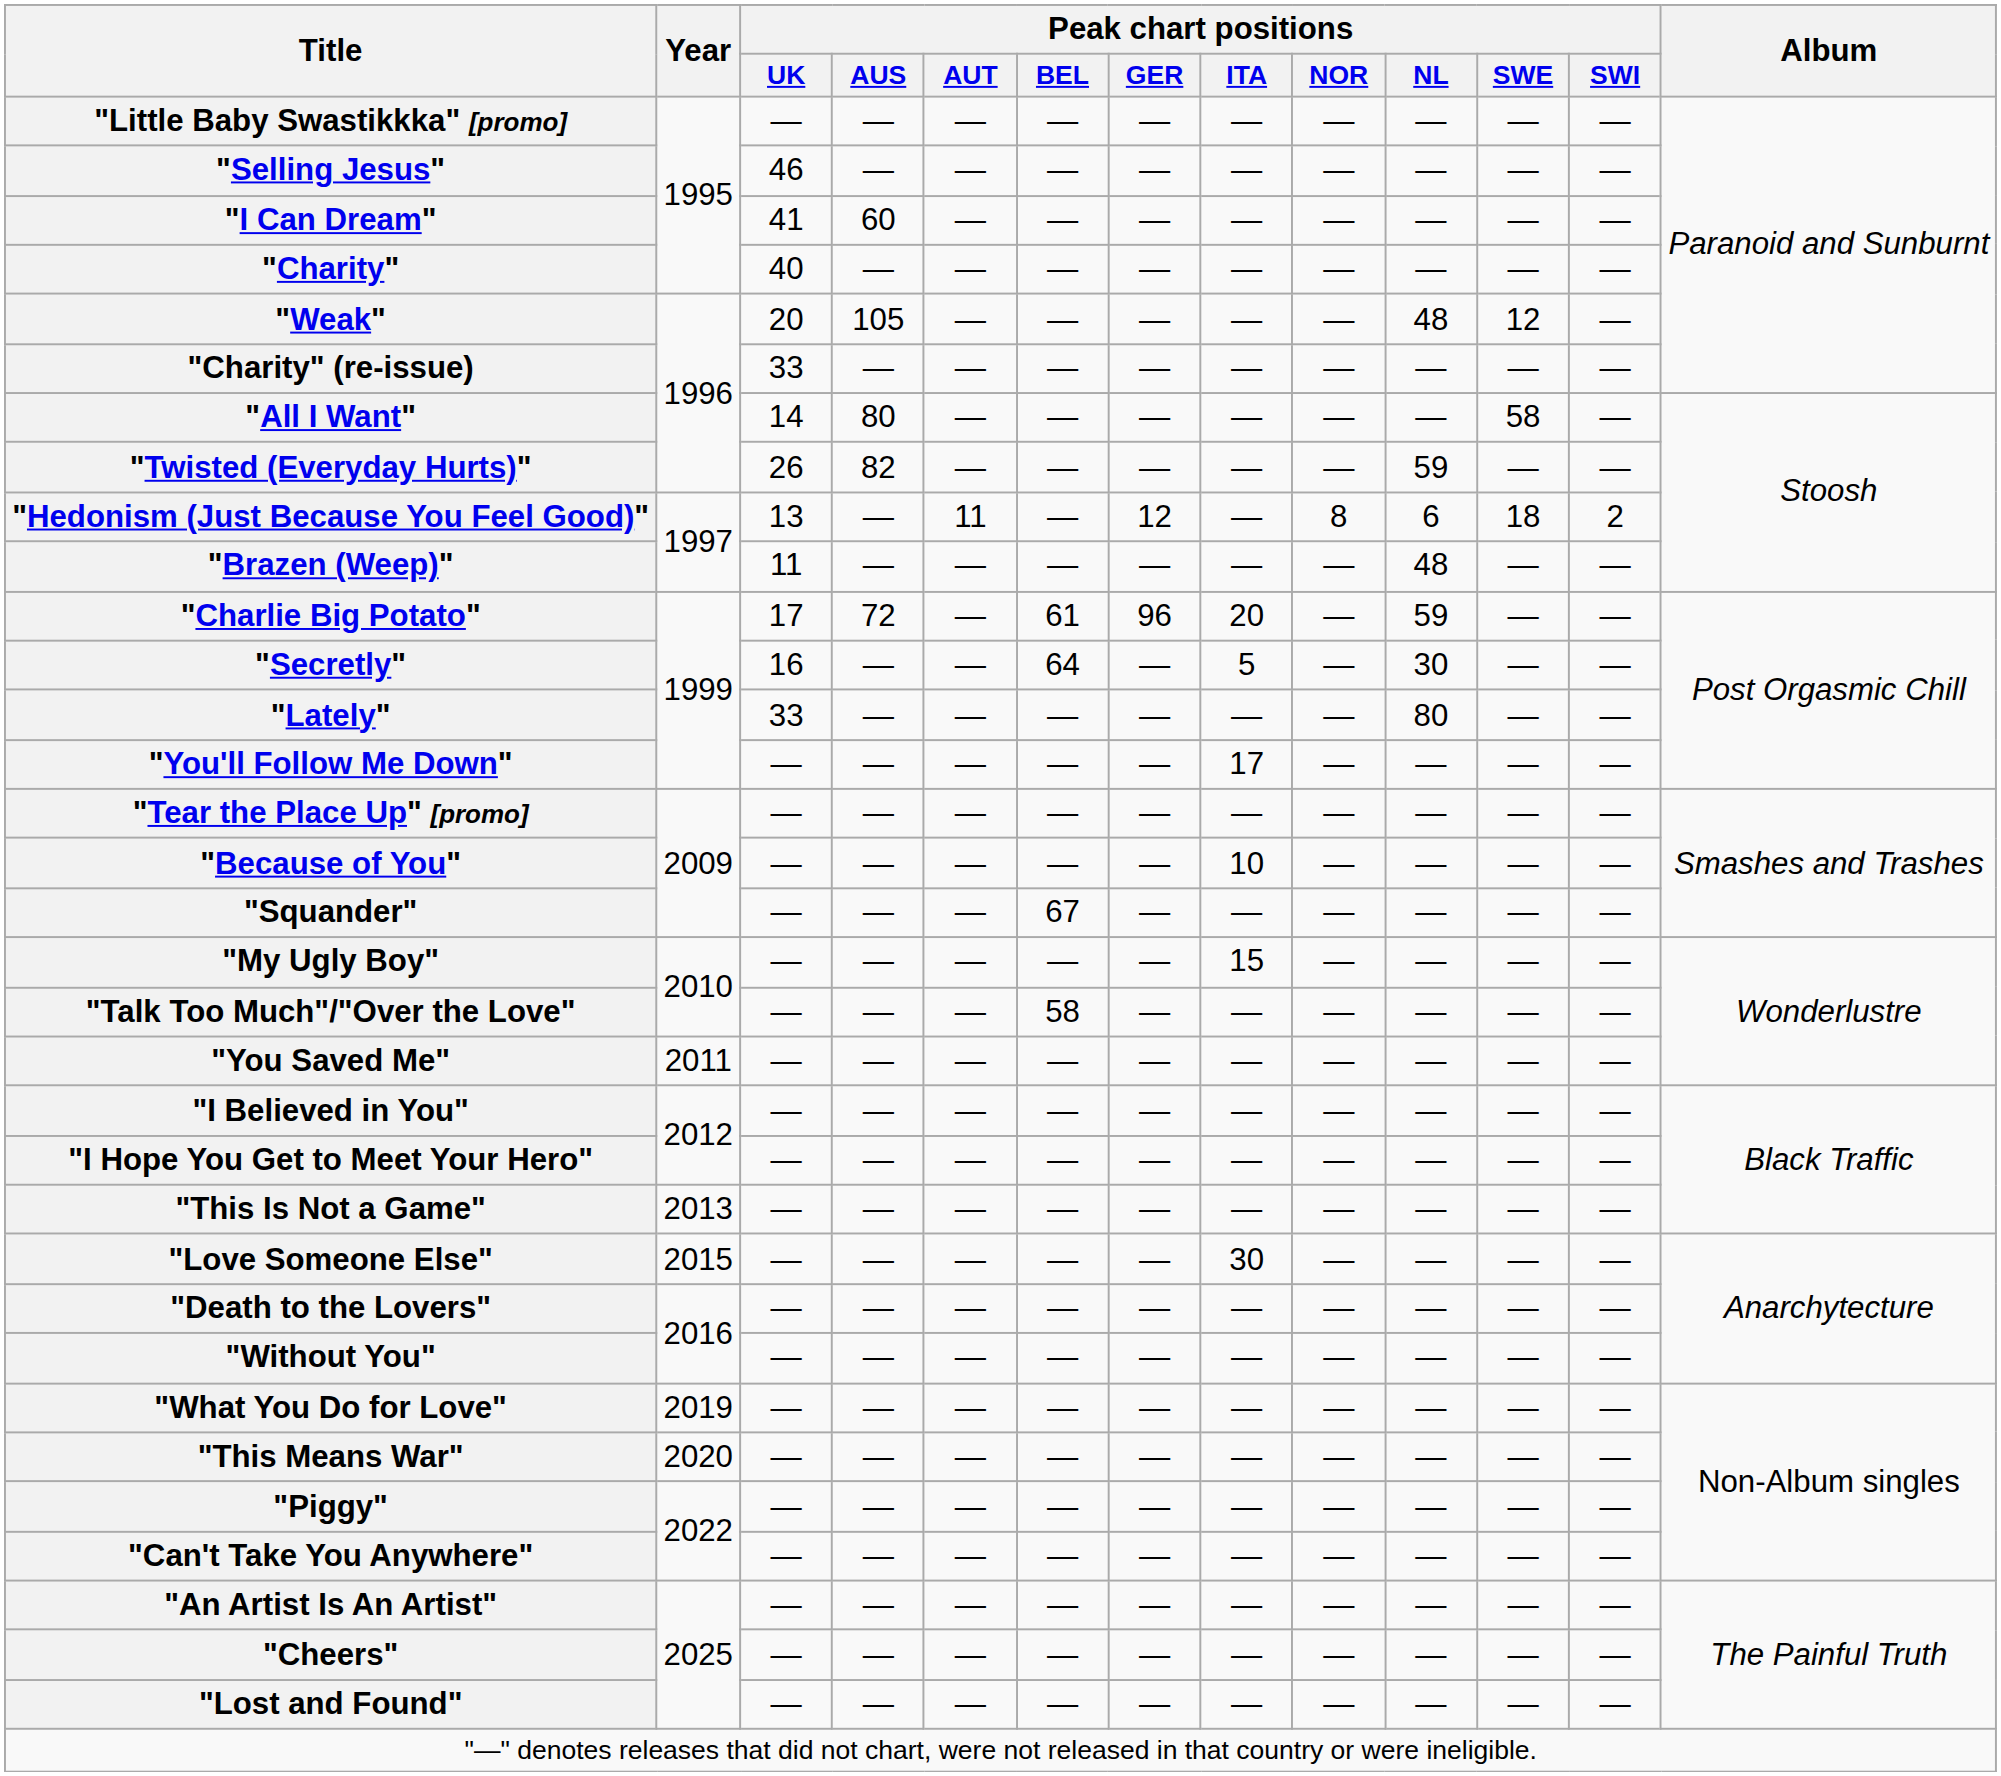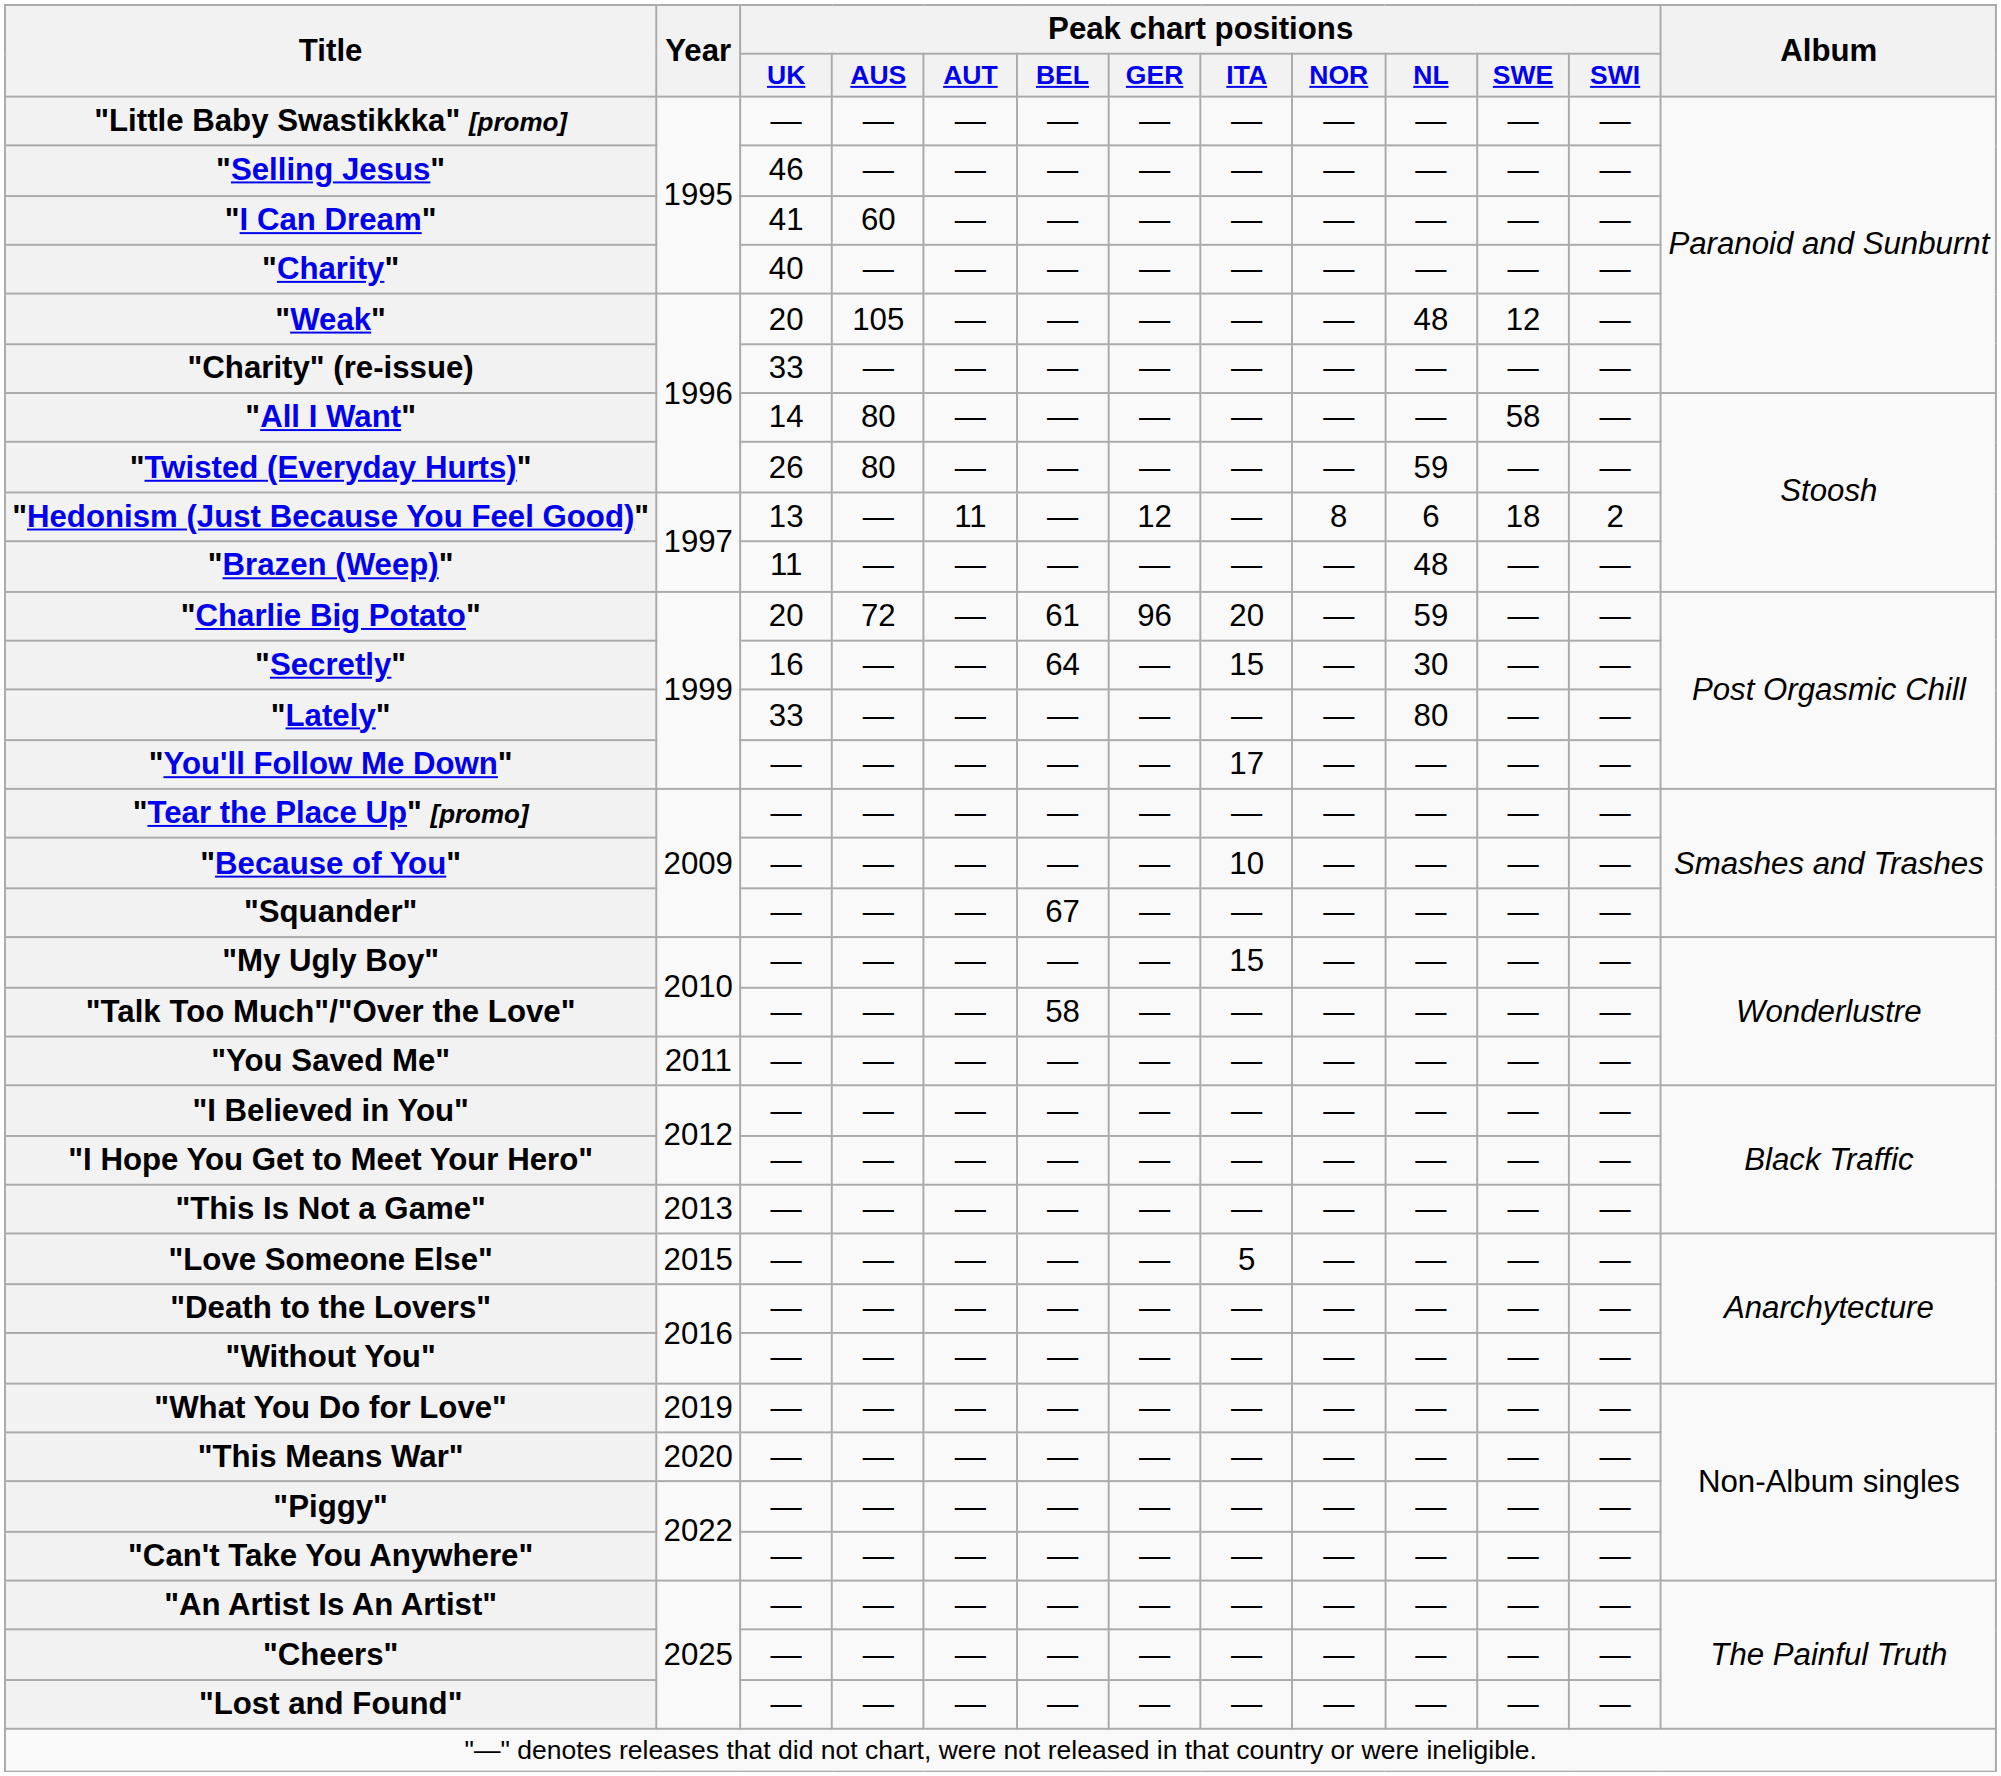(878, 466) 82 -> (878, 466) 80
(786, 615) 17 -> (786, 615) 20
(1247, 664) 5 -> (1247, 664) 15
(1247, 1258) 30 -> (1247, 1258) 5
